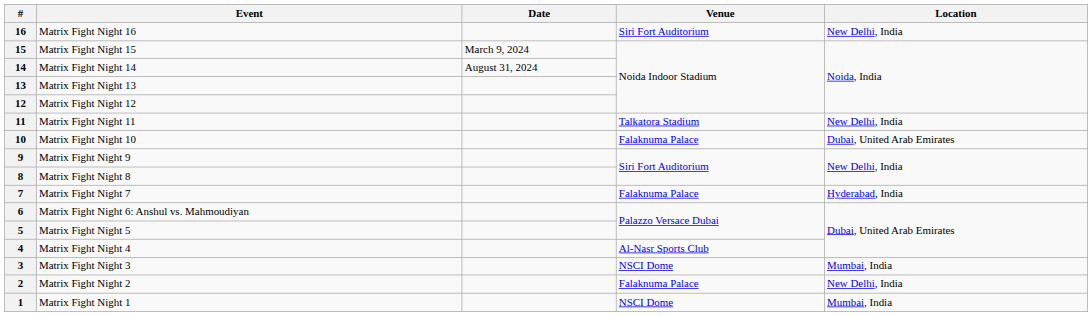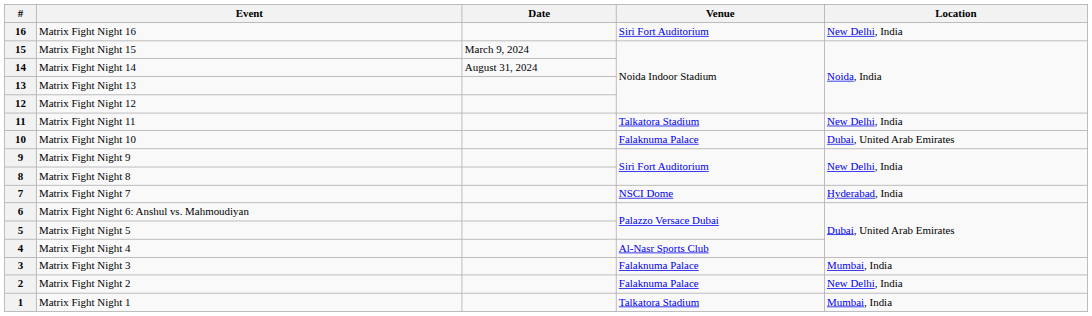(659, 194) Falaknuma Palace -> (646, 194) NSCI Dome
(646, 266) NSCI Dome -> (659, 266) Falaknuma Palace
(646, 302) NSCI Dome -> (659, 302) Talkatora Stadium
